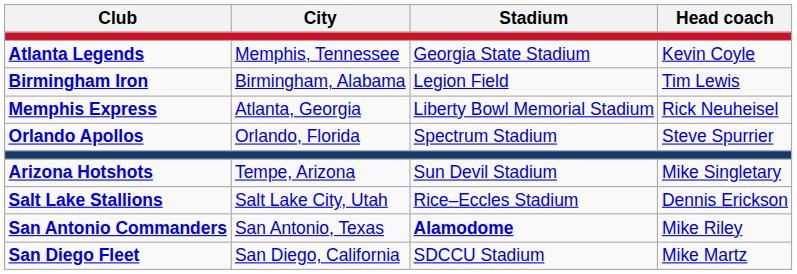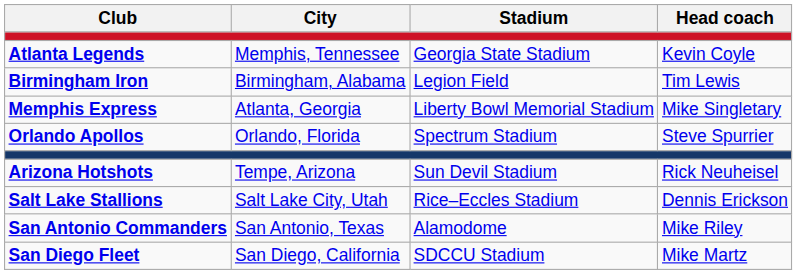(720, 109) Rick Neuheisel -> (722, 109) Mike Singletary
(722, 172) Mike Singletary -> (720, 172) Rick Neuheisel
(463, 228) bold -> (460, 228) normal
